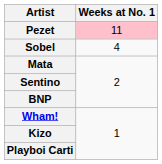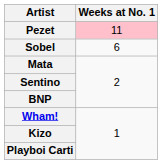(117, 47) 4 -> (117, 47) 6
